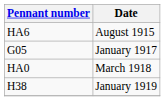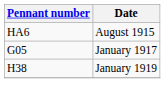- row: (18, 68)
